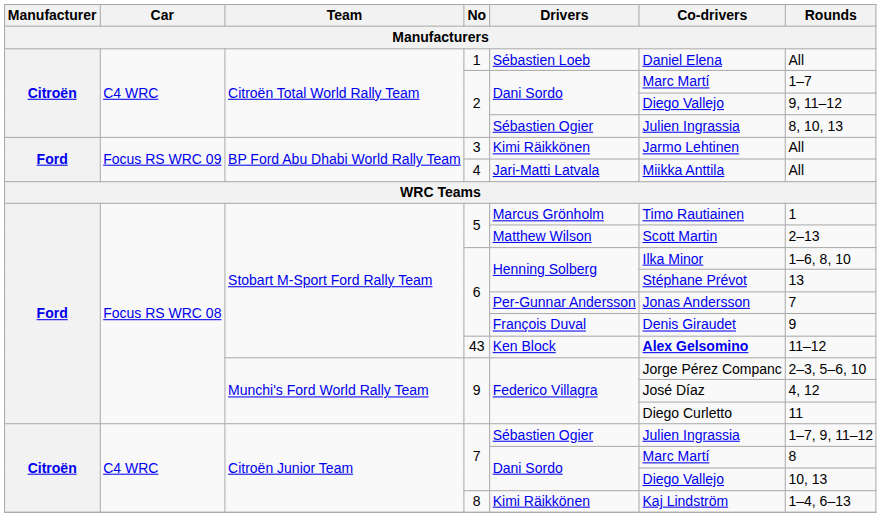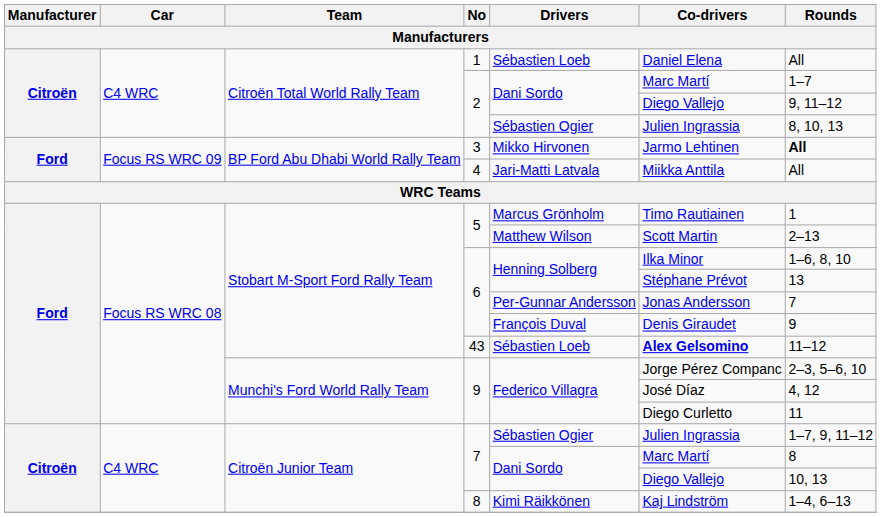(541, 148) Kimi Räikkönen -> (541, 148) Mikko Hirvonen
(796, 148) normal -> (797, 148) bold
(524, 346) Ken Block -> (541, 346) Sébastien Loeb
